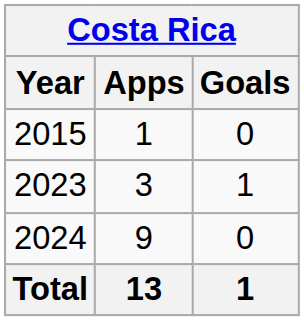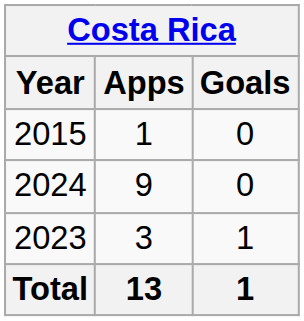rows swapped: (50, 185) <-> (50, 237)
